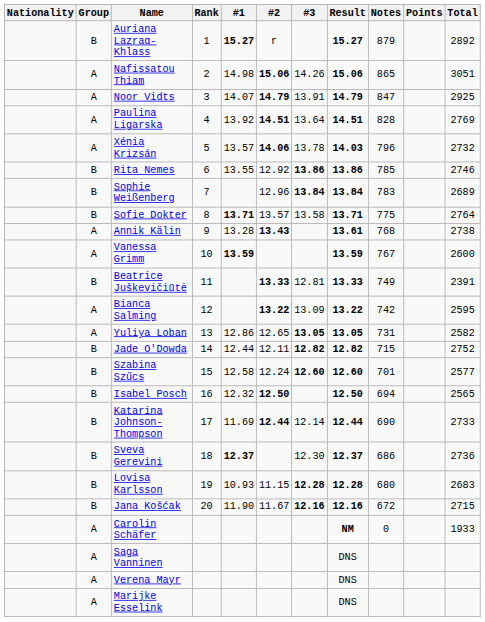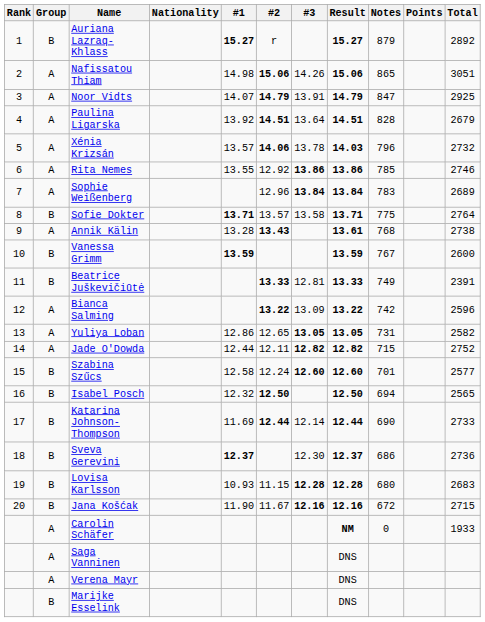columns swapped: (207, 13) <-> (40, 13)
(463, 120) 2769 -> (463, 120) 2679
(94, 170) B -> (51, 170) A
(94, 193) B -> (51, 193) A
(94, 254) A -> (51, 254) B
(463, 310) 2595 -> (463, 310) 2596
(94, 349) B -> (51, 349) A
(94, 602) A -> (51, 602) B
